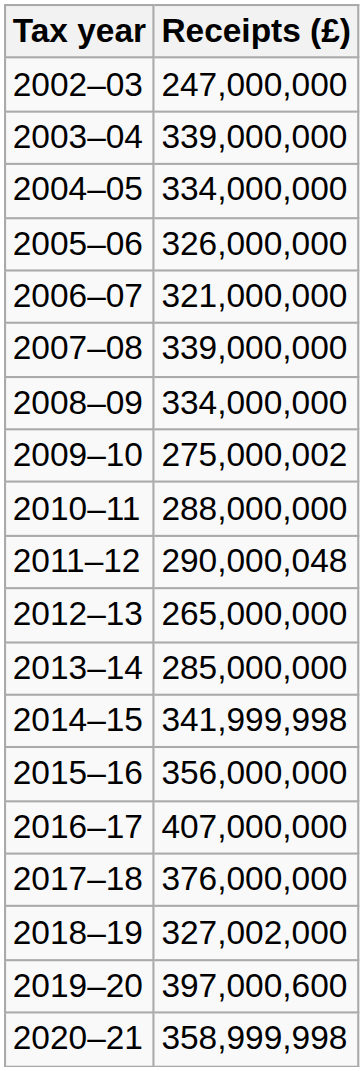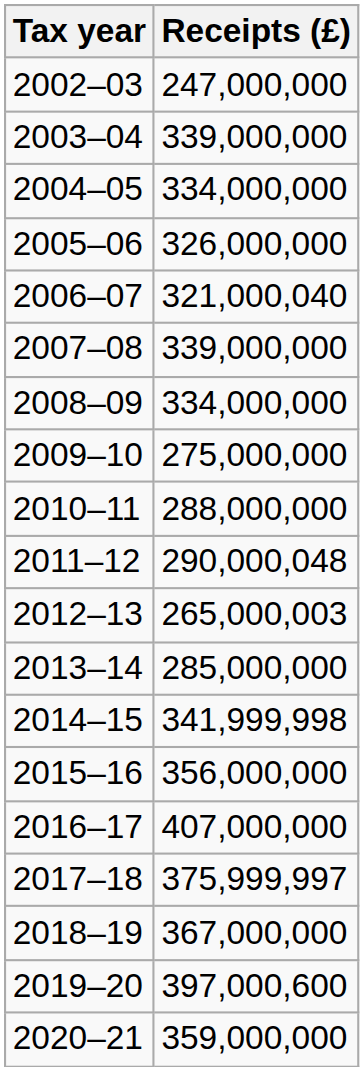(254, 296) 321,000,000 -> (254, 296) 321,000,040
(254, 455) 275,000,002 -> (254, 455) 275,000,000
(254, 614) 265,000,000 -> (254, 614) 265,000,003
(254, 879) 376,000,000 -> (254, 879) 375,999,997
(254, 932) 327,002,000 -> (254, 932) 367,000,000
(254, 1038) 358,999,998 -> (254, 1038) 359,000,000
